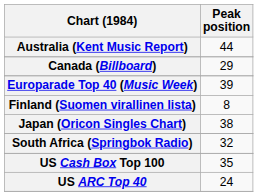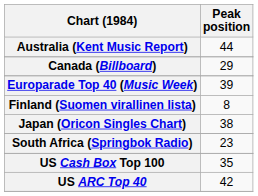(227, 143) 32 -> (227, 143) 23
(227, 182) 24 -> (227, 182) 42
